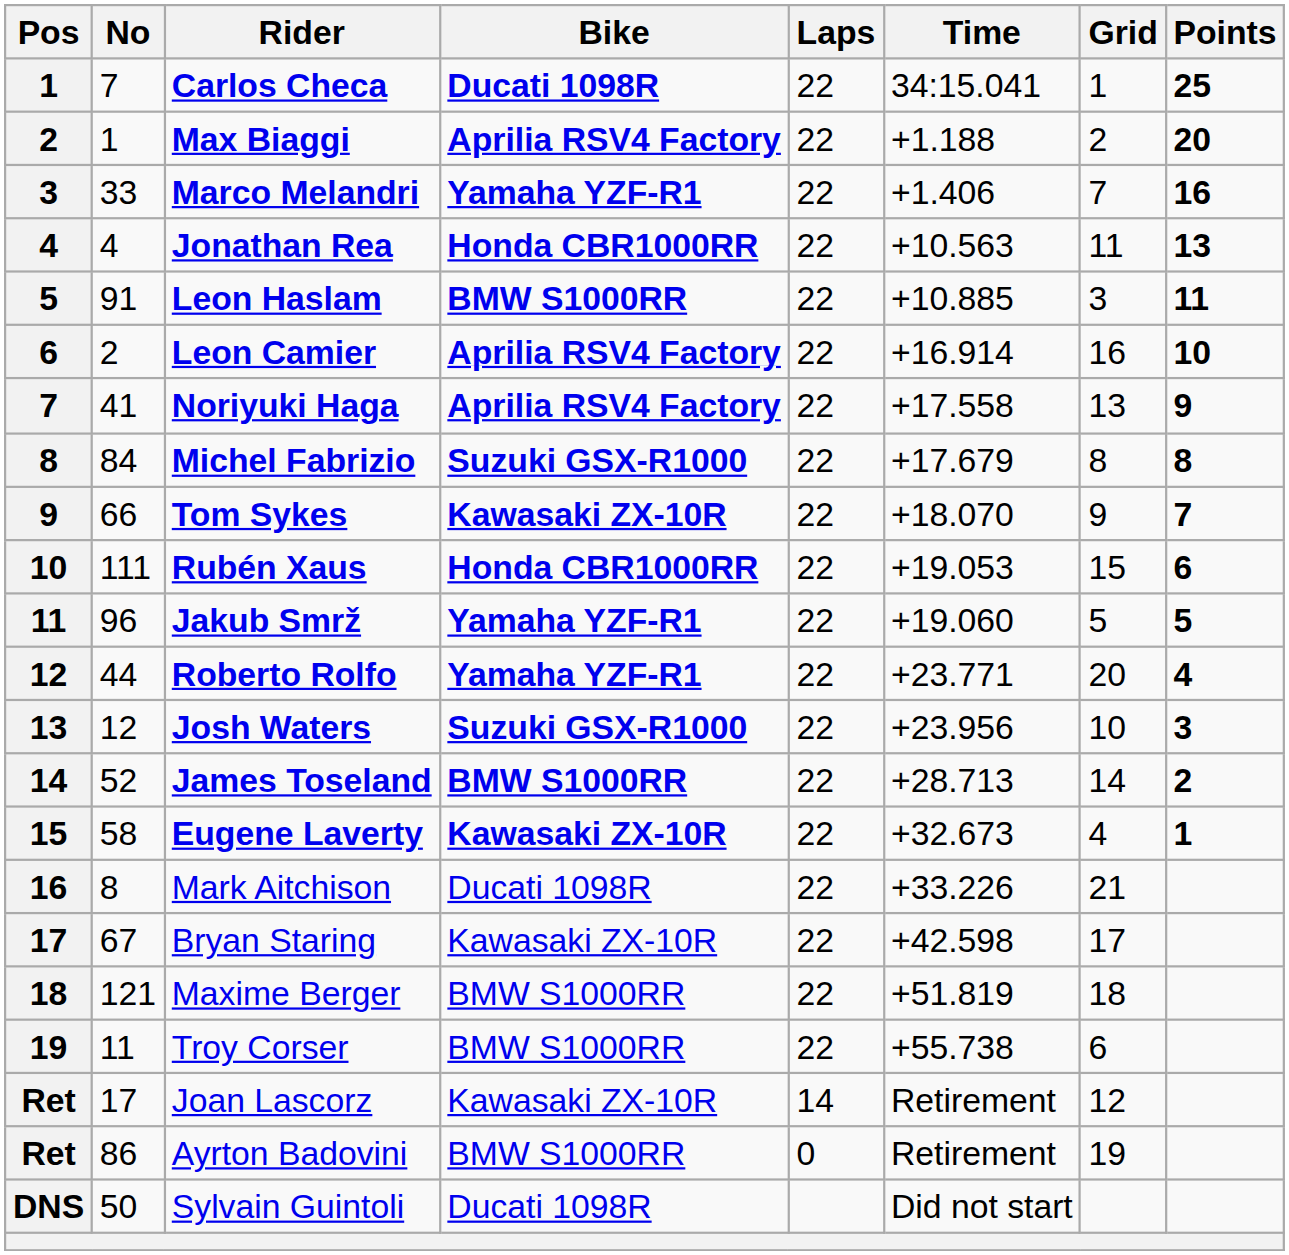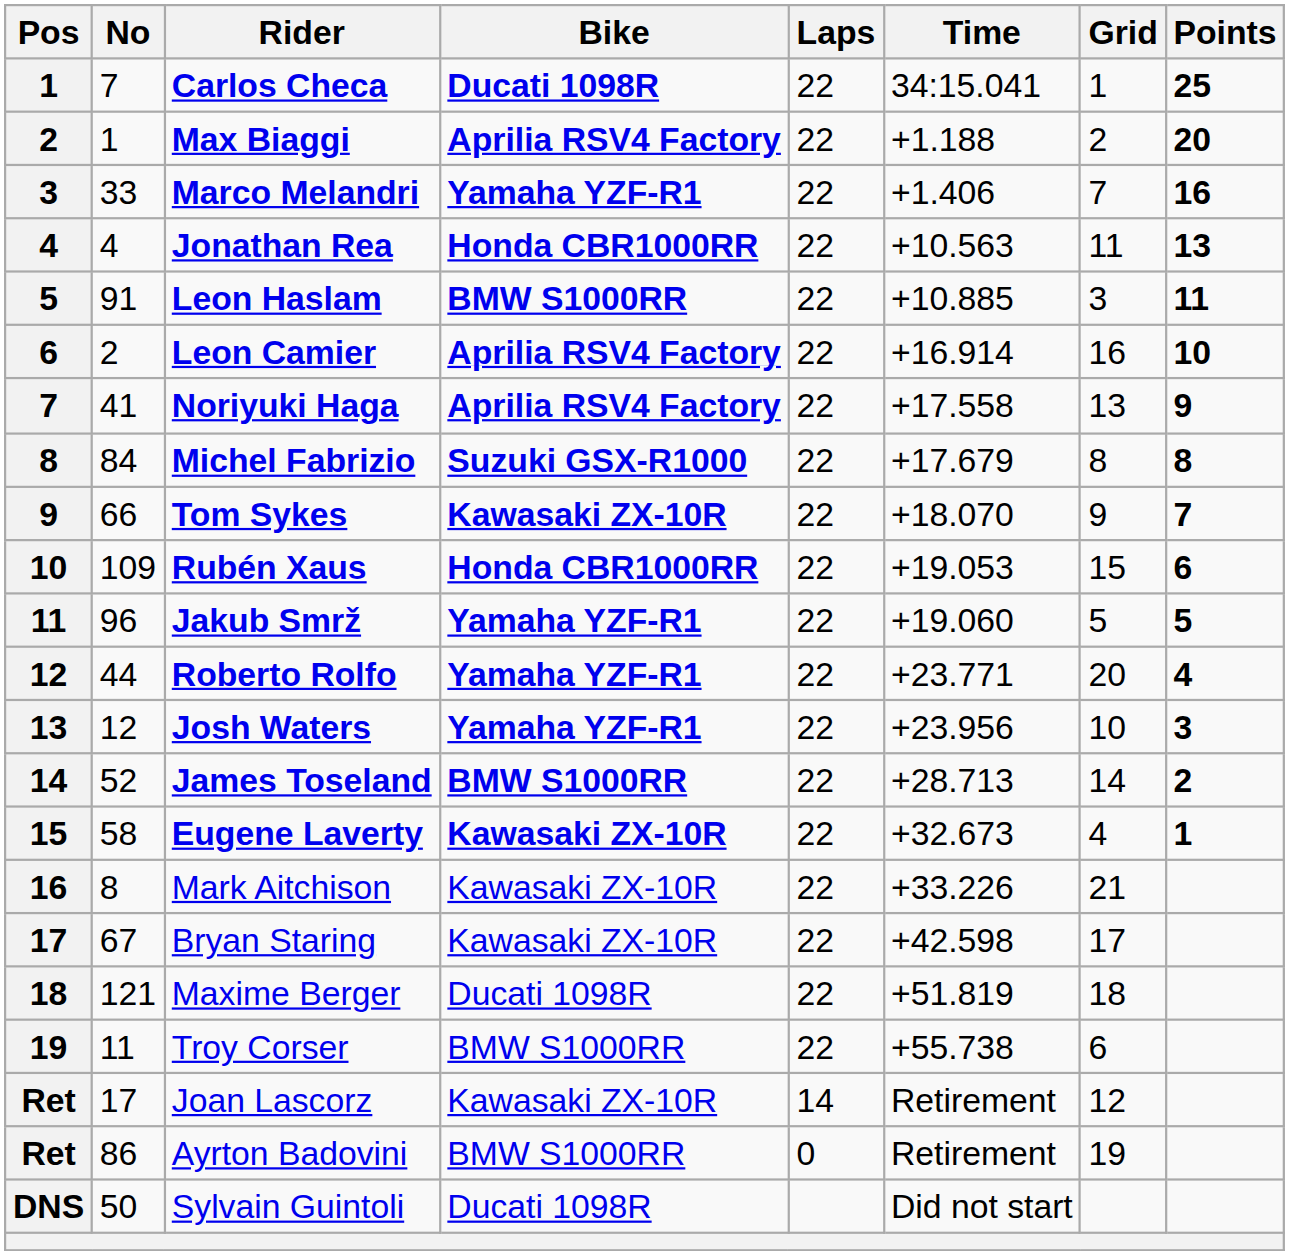(125, 566) 111 -> (128, 566) 109
(597, 726) Suzuki GSX-R1000 -> (574, 726) Yamaha YZF-R1
(549, 887) Ducati 1098R -> (582, 887) Kawasaki ZX-10R
(566, 994) BMW S1000RR -> (549, 994) Ducati 1098R
